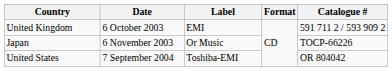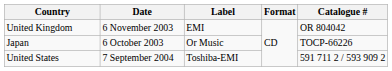(133, 27) 6 October 2003 -> (138, 27) 6 November 2003
(343, 27) 591 711 2 / 593 909 2 -> (323, 27) OR 804042
(138, 43) 6 November 2003 -> (133, 43) 6 October 2003
(323, 58) OR 804042 -> (343, 58) 591 711 2 / 593 909 2
